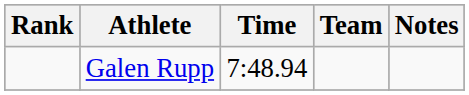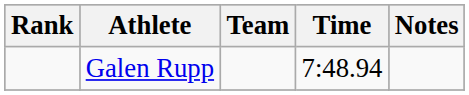columns swapped: (351, 25) <-> (267, 25)
